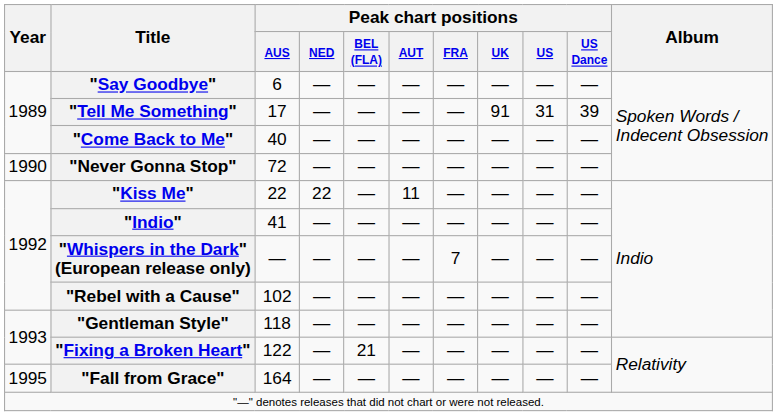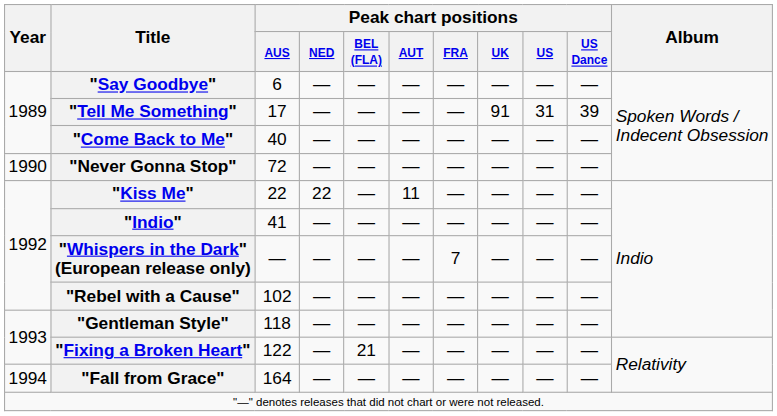(28, 378) 1995 -> (28, 378) 1994
